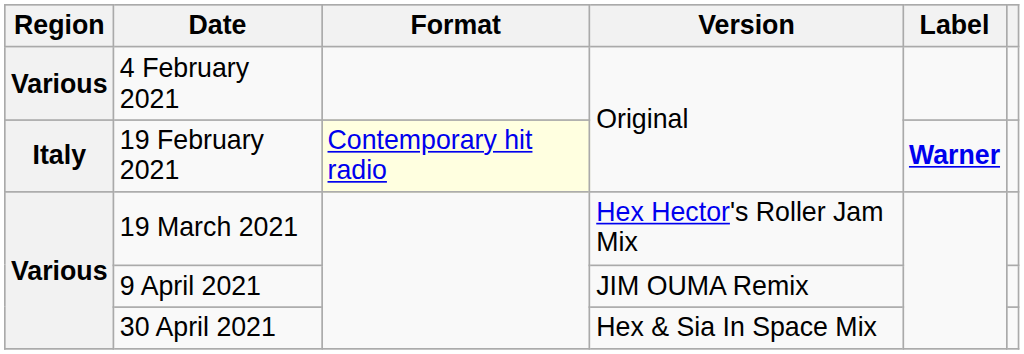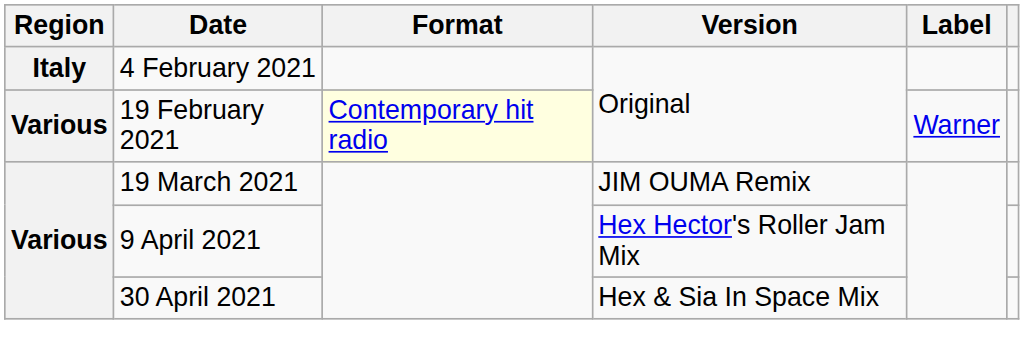(59, 83) Various -> (59, 68) Italy
(59, 155) Italy -> (59, 125) Various
(954, 155) bold -> (957, 125) normal
(740, 227) Hex Hector's Roller Jam Mix -> (704, 182) JIM OUMA Remix
(702, 285) JIM OUMA Remix -> (742, 240) Hex Hector's Roller Jam Mix
